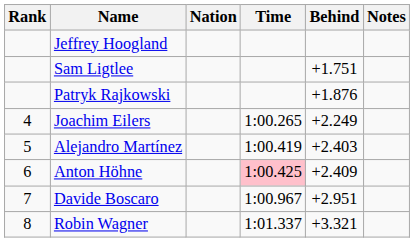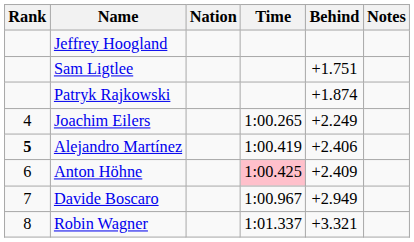(334, 95) +1.876 -> (334, 95) +1.874
(27, 146) normal -> (27, 146) bold
(334, 146) +2.403 -> (334, 146) +2.406
(334, 198) +2.951 -> (334, 198) +2.949
